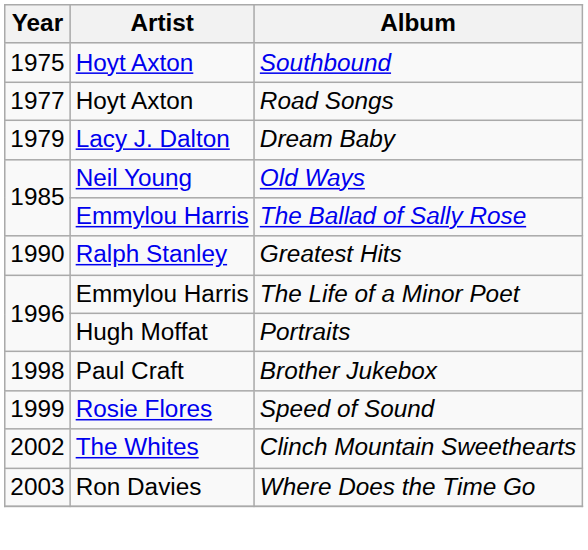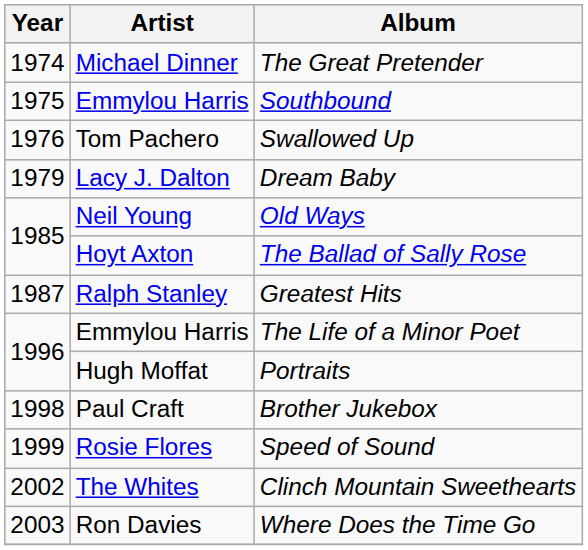+ row: (371, 62)
(134, 62) Hoyt Axton -> (162, 100) Emmylou Harris
+ row: (337, 139)
- row: (327, 100)
(162, 216) Emmylou Harris -> (134, 255) Hoyt Axton
(37, 255) 1990 -> (37, 293) 1987
